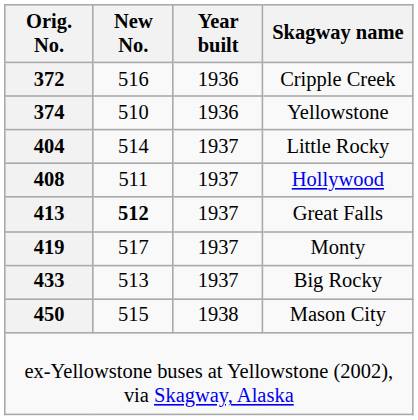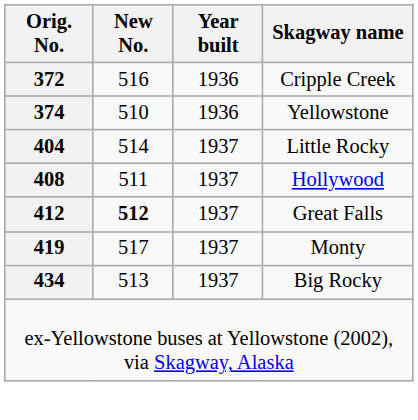(49, 213) 413 -> (49, 213) 412
(49, 281) 433 -> (49, 281) 434
- row: (338, 315)
